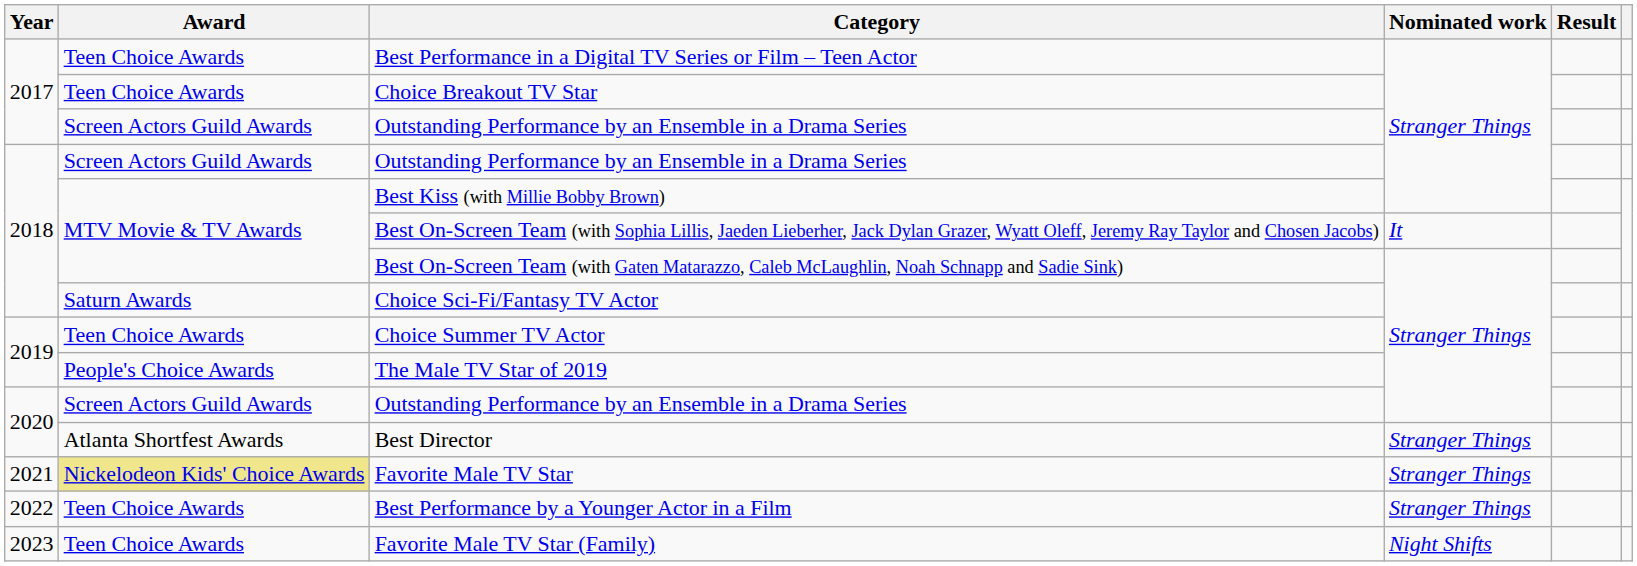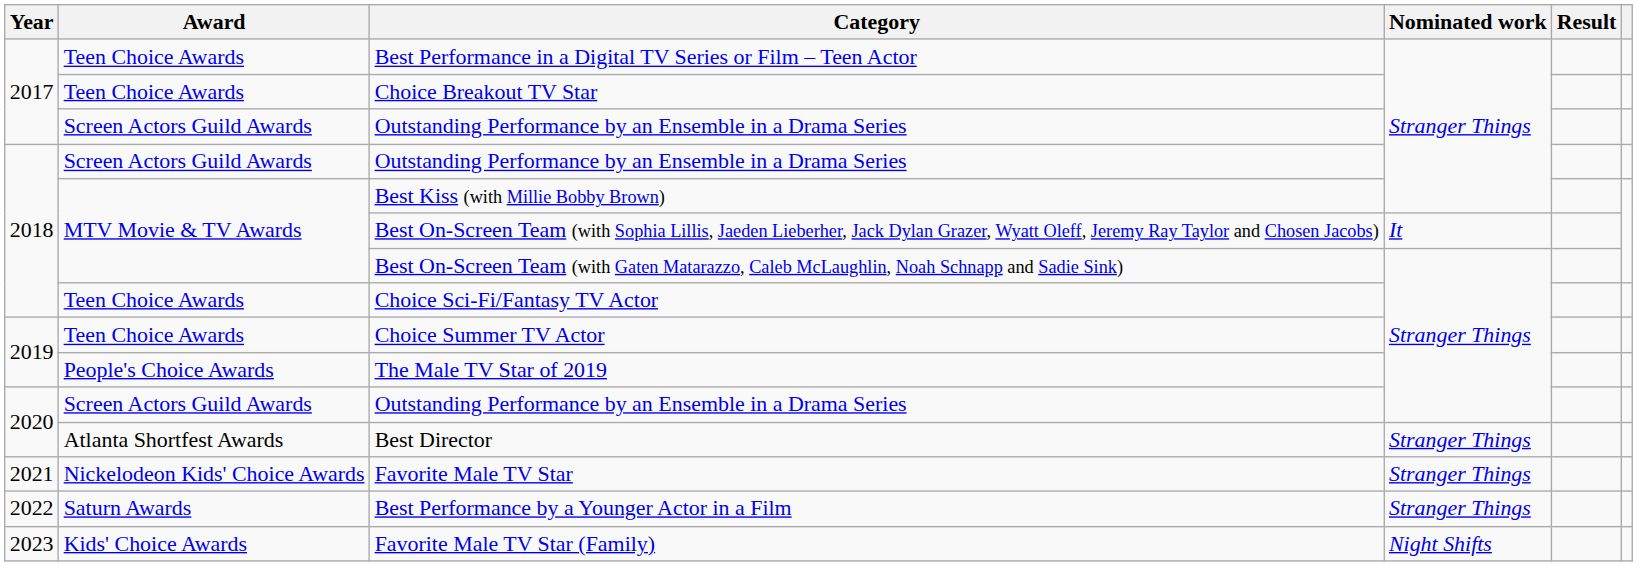(128, 299) Saturn Awards -> (154, 299) Teen Choice Awards
(214, 473) khaki background -> (214, 473) no background
(154, 508) Teen Choice Awards -> (128, 508) Saturn Awards
(154, 543) Teen Choice Awards -> (155, 543) Kids' Choice Awards
